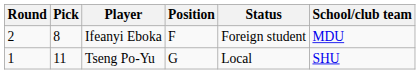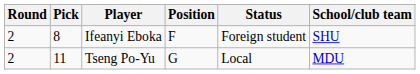(328, 36) MDU -> (326, 36) SHU
(11, 58) 1 -> (11, 58) 2
(326, 58) SHU -> (328, 58) MDU
